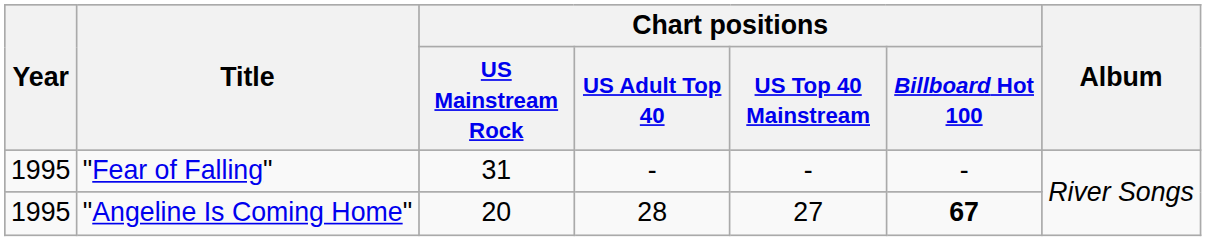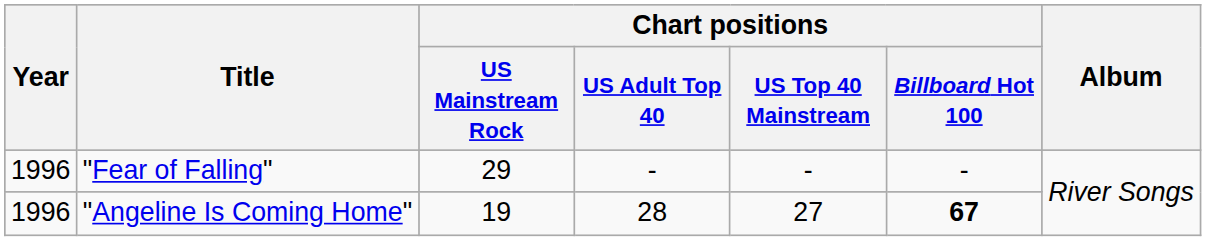(41, 170) 1995 -> (41, 170) 1996
(496, 170) 31 -> (496, 170) 29
(41, 212) 1995 -> (41, 212) 1996
(496, 212) 20 -> (496, 212) 19
